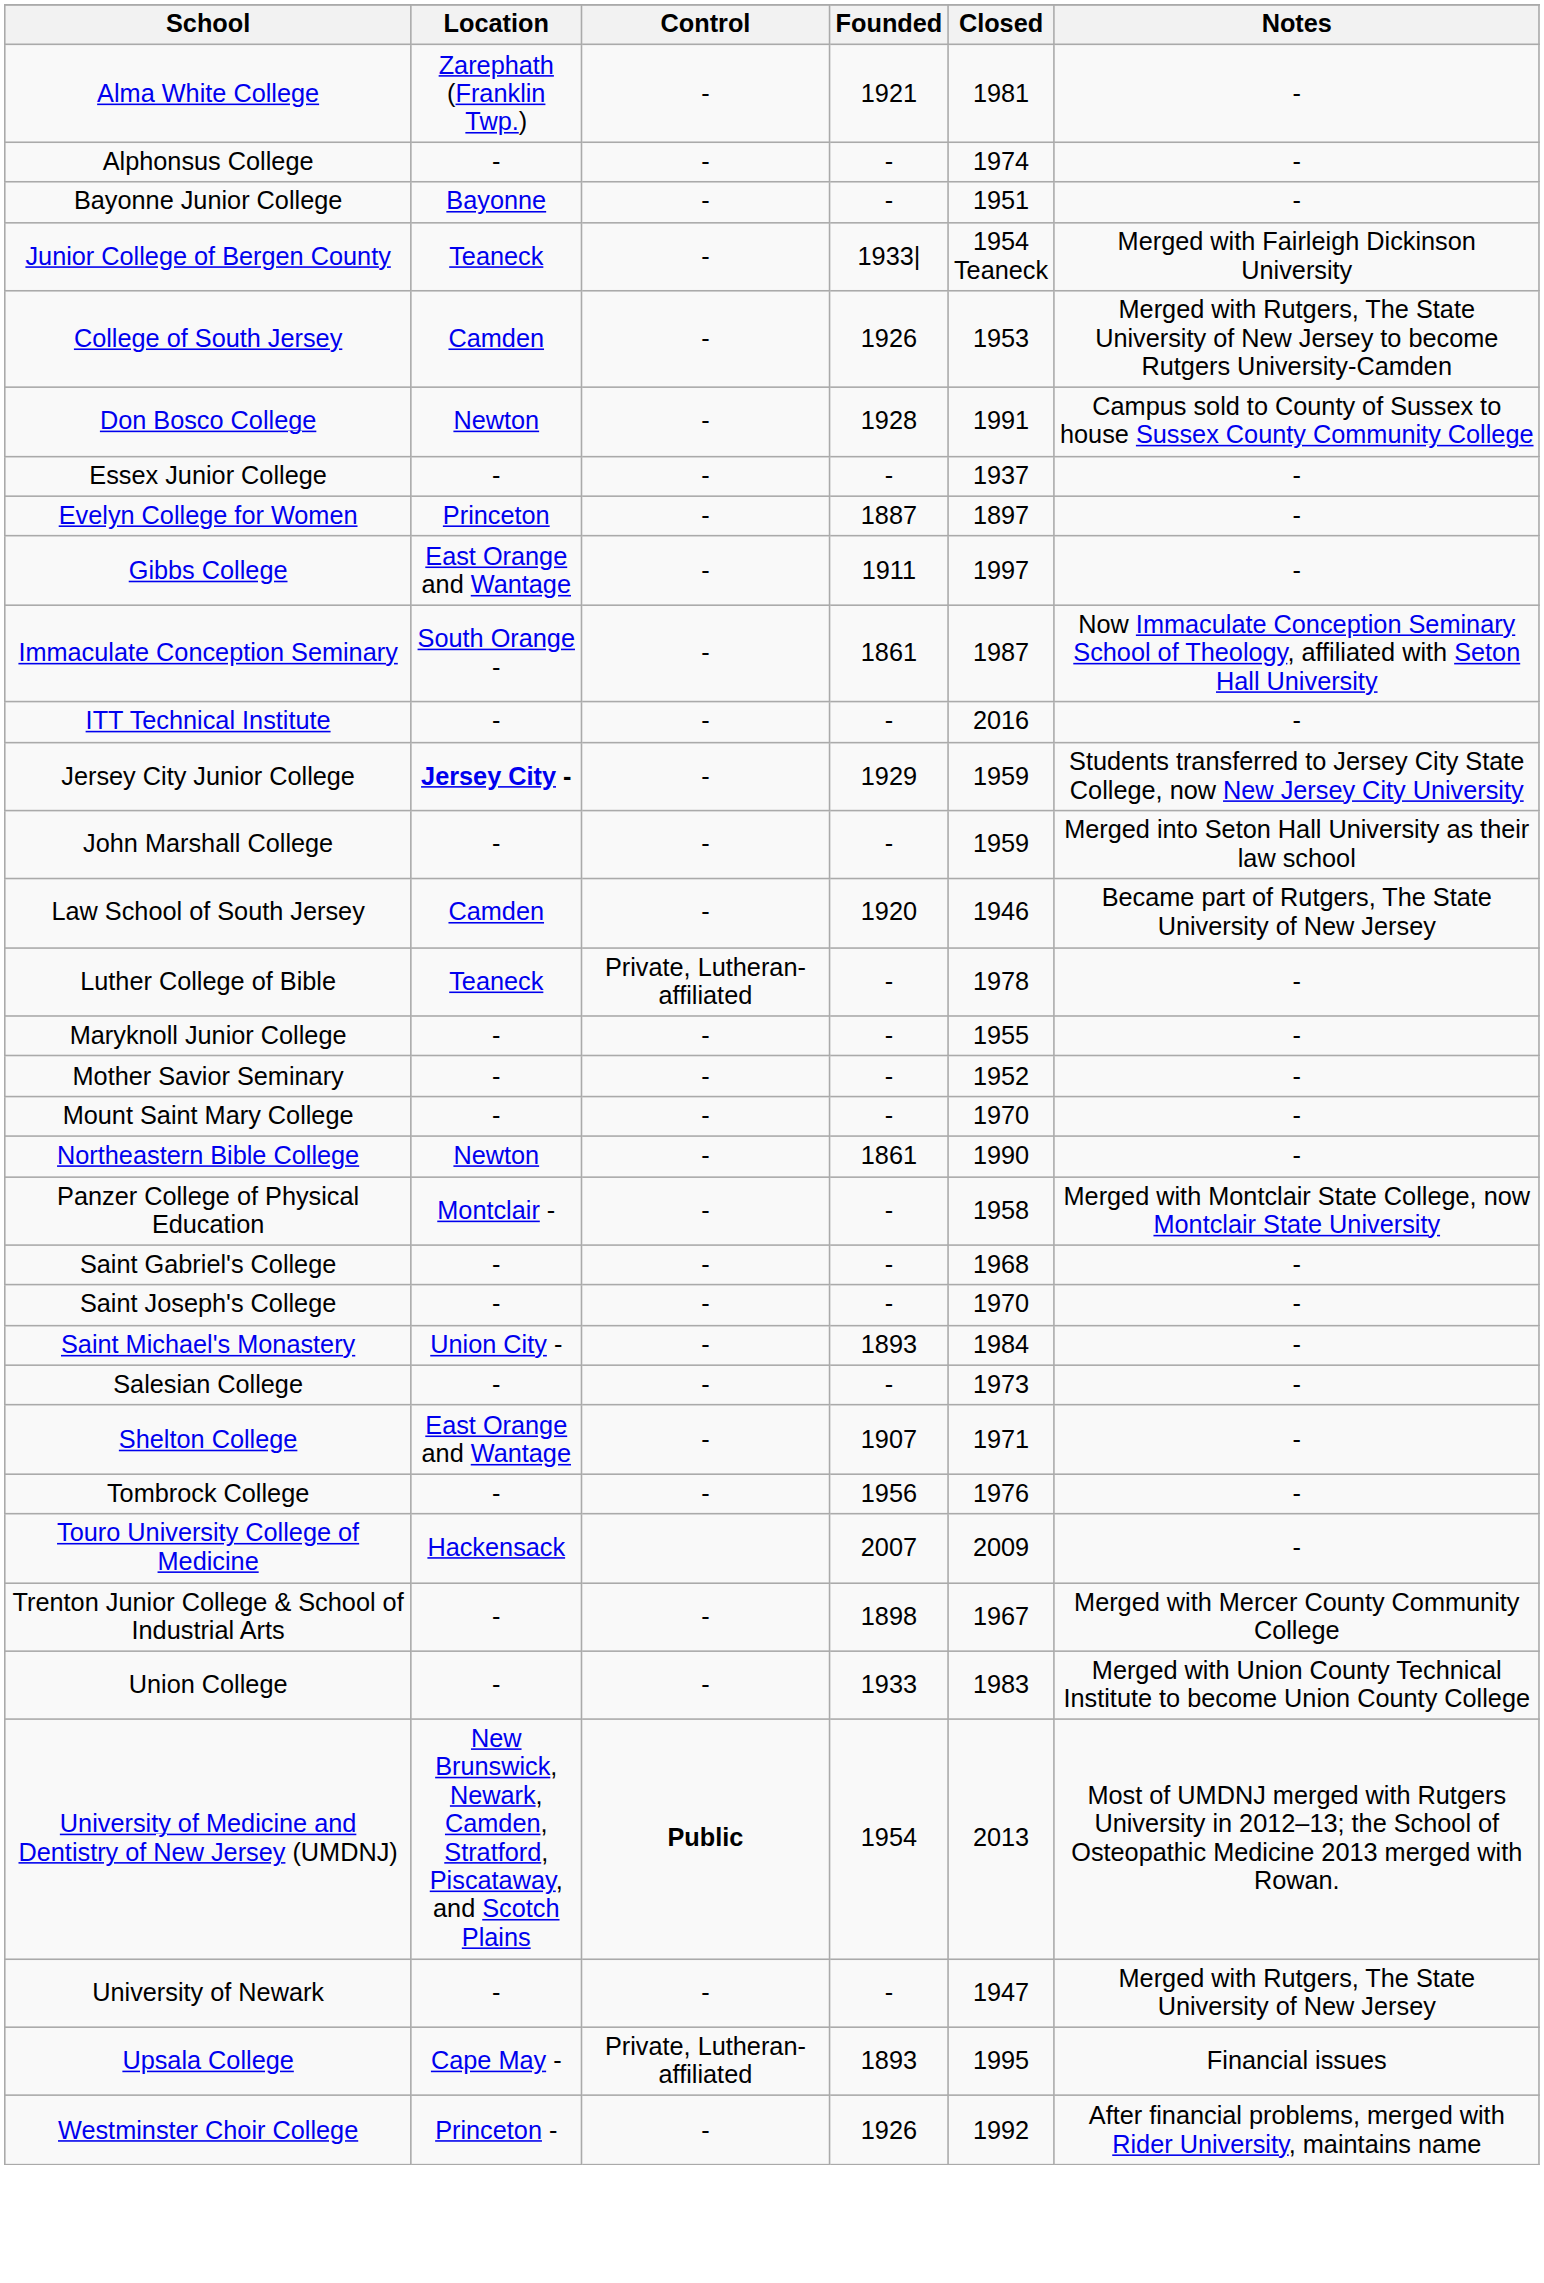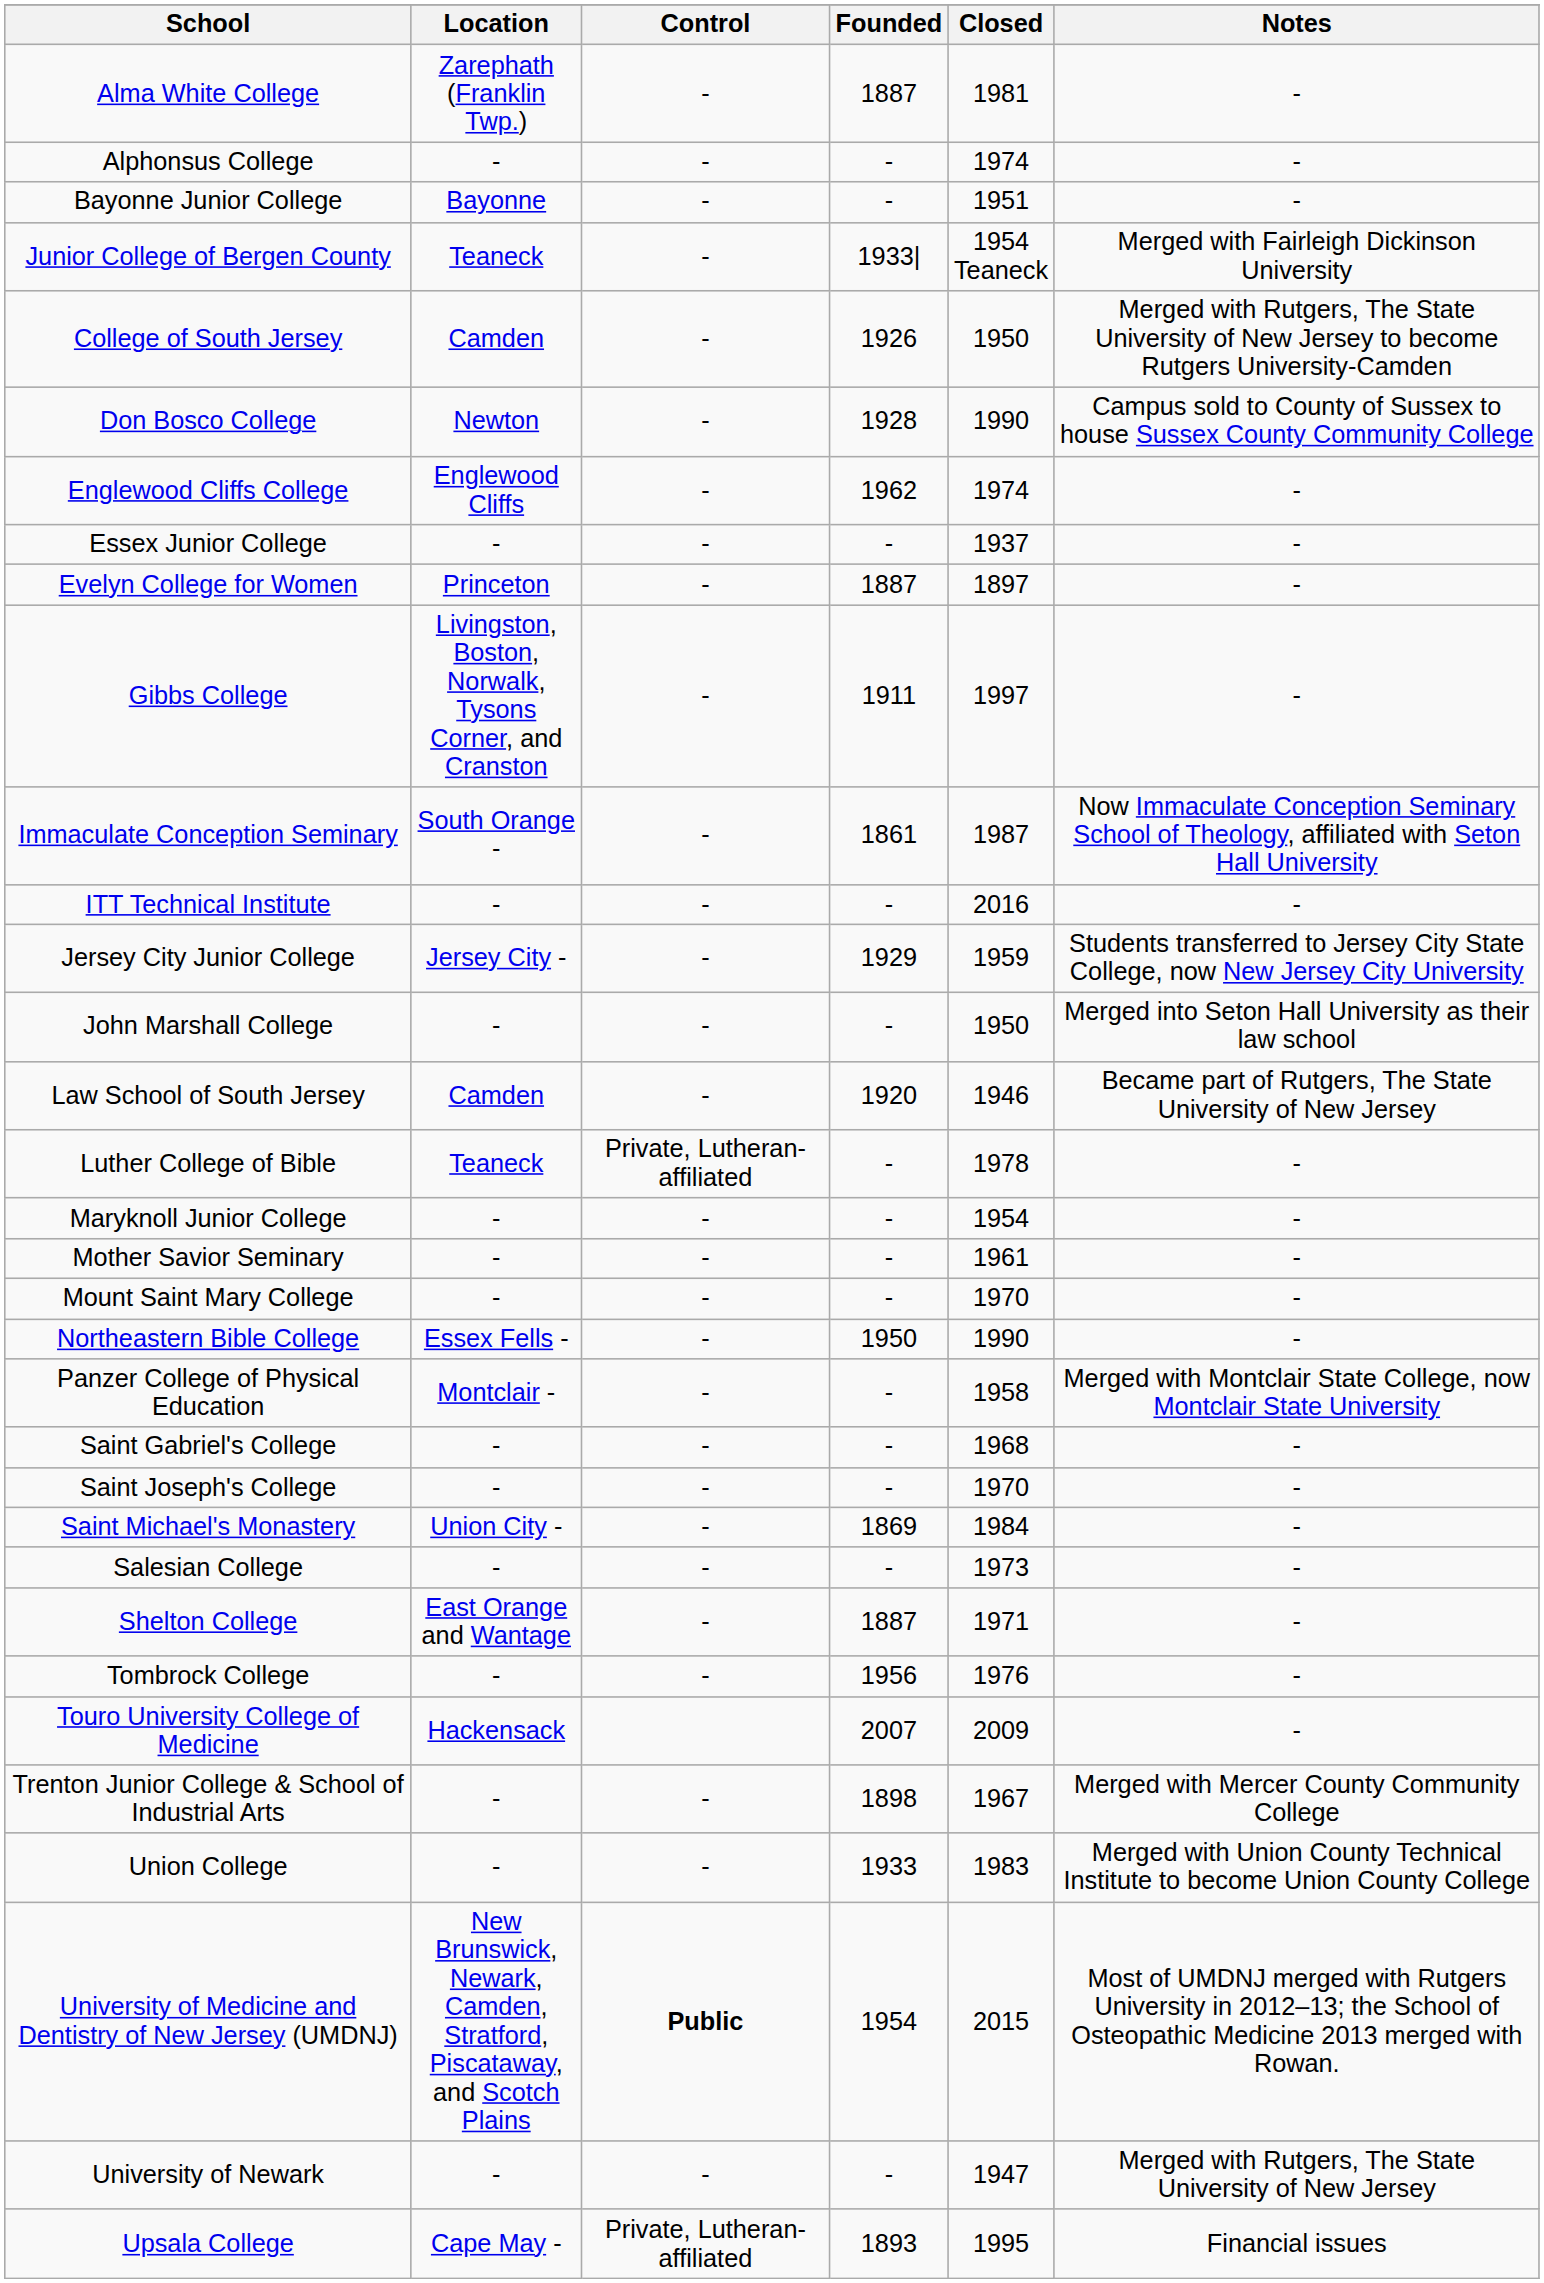(889, 93) 1921 -> (889, 93) 1887
(1001, 338) 1953 -> (1001, 338) 1950
(1001, 421) 1991 -> (1001, 421) 1990
+ row: (208, 490)
(496, 570) East Orange and Wantage -> (496, 695) Livingston, Boston, Norwalk, Tysons Corner, and Cranston
(496, 775) bold -> (496, 958) normal
(1001, 844) 1959 -> (1001, 1026) 1950
(1001, 1035) 1955 -> (1001, 1218) 1954
(1001, 1075) 1952 -> (1001, 1258) 1961
(496, 1156) Newton -> (496, 1338) Essex Fells -
(889, 1156) 1861 -> (889, 1338) 1950
(889, 1344) 1893 -> (889, 1527) 1869
(889, 1439) 1907 -> (889, 1621) 1887
(1001, 1838) 2013 -> (1001, 2021) 2015
- row: (208, 2129)
